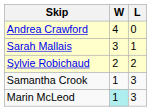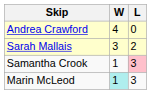(134, 47) 1 -> (134, 47) 2
- row: (48, 64)
(134, 81) no background -> (134, 64) pink background
